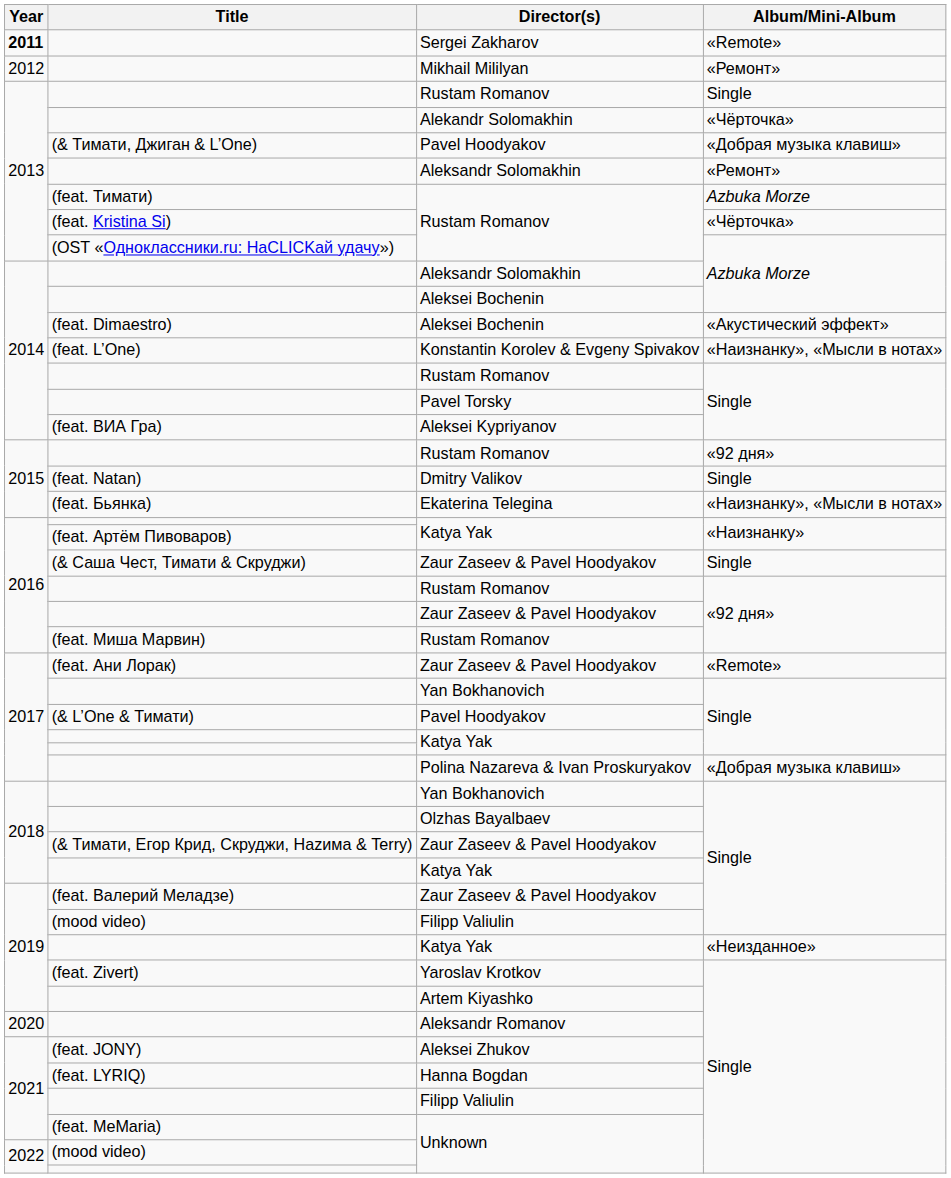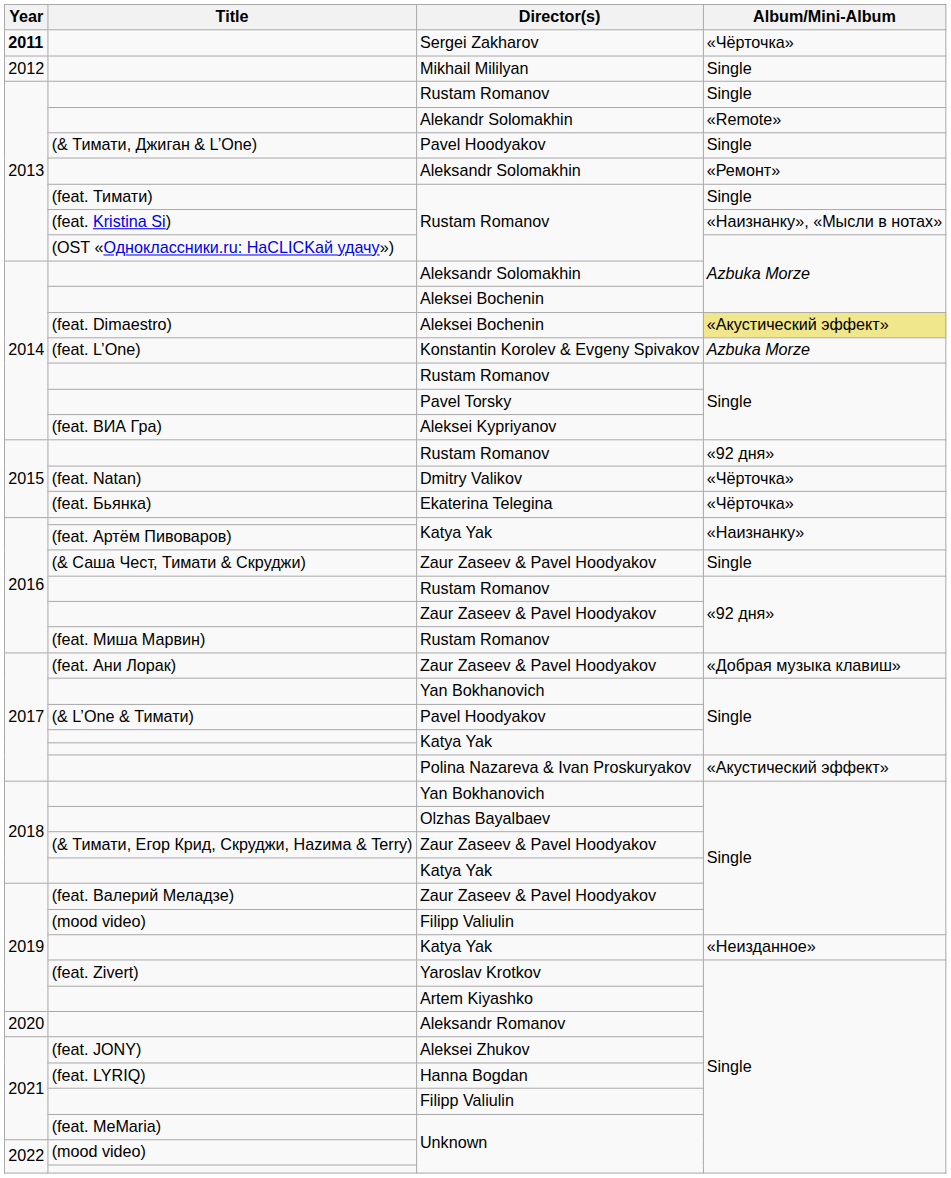(744, 42) «Remote» -> (750, 42) «Чёрточка»
(743, 68) «Ремонт» -> (729, 68) Single
(750, 119) «Чёрточка» -> (744, 119) «Remote»
(804, 145) «Добрая музыка клавиш» -> (729, 145) Single
(758, 196) Azbuka Morze -> (729, 196) Single
(750, 222) «Чёрточка» -> (824, 222) «Наизнанку», «Мысли в нотах»
(798, 324) no background -> (798, 324) khaki background
(824, 350) «Наизнанку», «Мысли в нотах» -> (758, 350) Azbuka Morze
(729, 478) Single -> (750, 478) «Чёрточка»
(824, 504) «Наизнанку», «Мысли в нотах» -> (750, 504) «Чёрточка»
(744, 665) «Remote» -> (804, 665) «Добрая музыка клавиш»
(804, 767) «Добрая музыка клавиш» -> (798, 767) «Акустический эффект»
